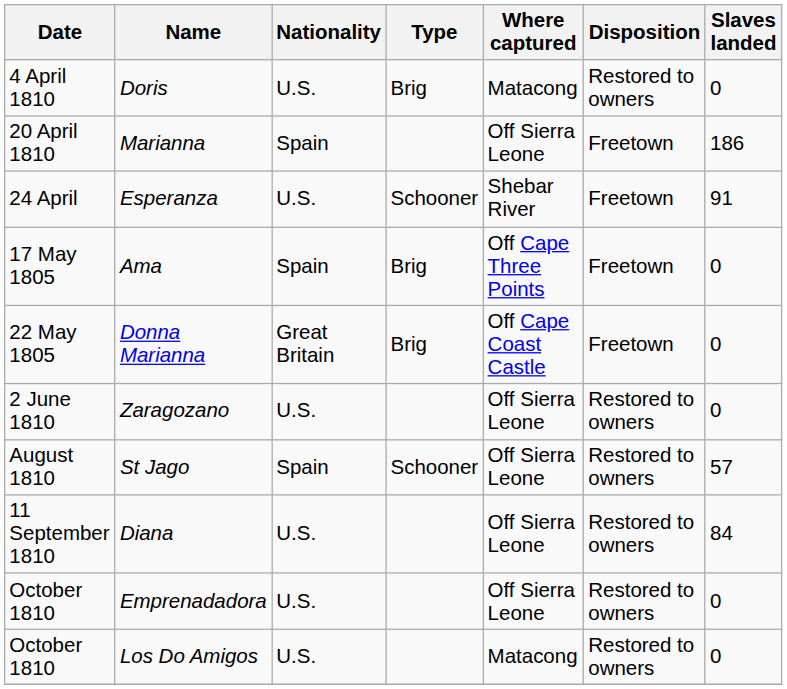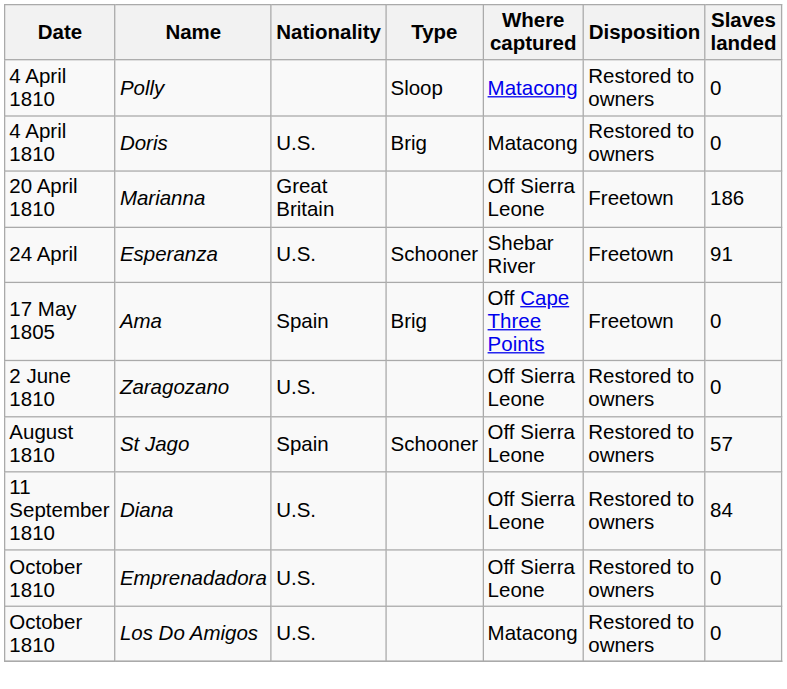+ row: (142, 87)
(302, 143) Spain -> (305, 198) Great Britain
- row: (163, 344)
